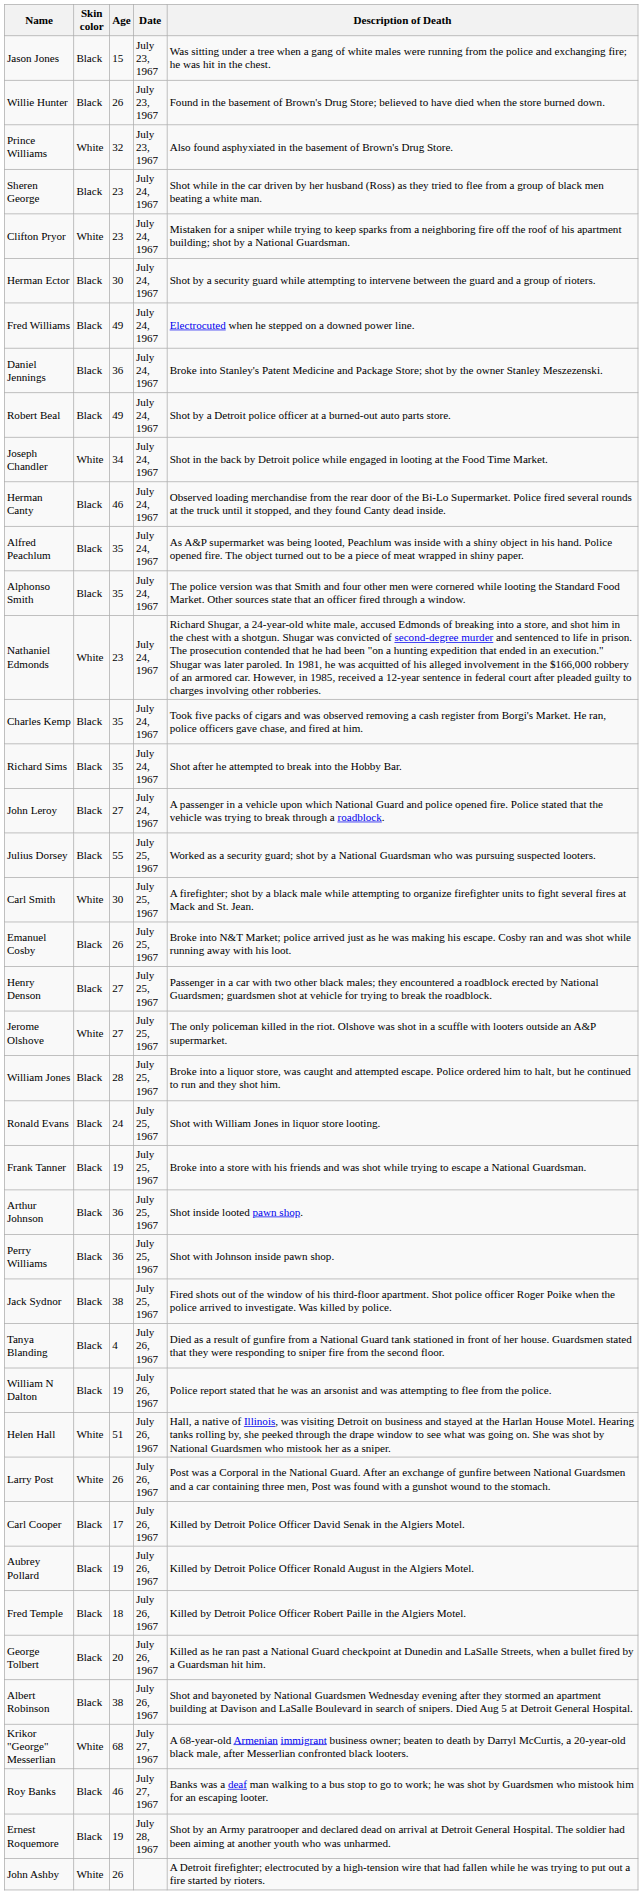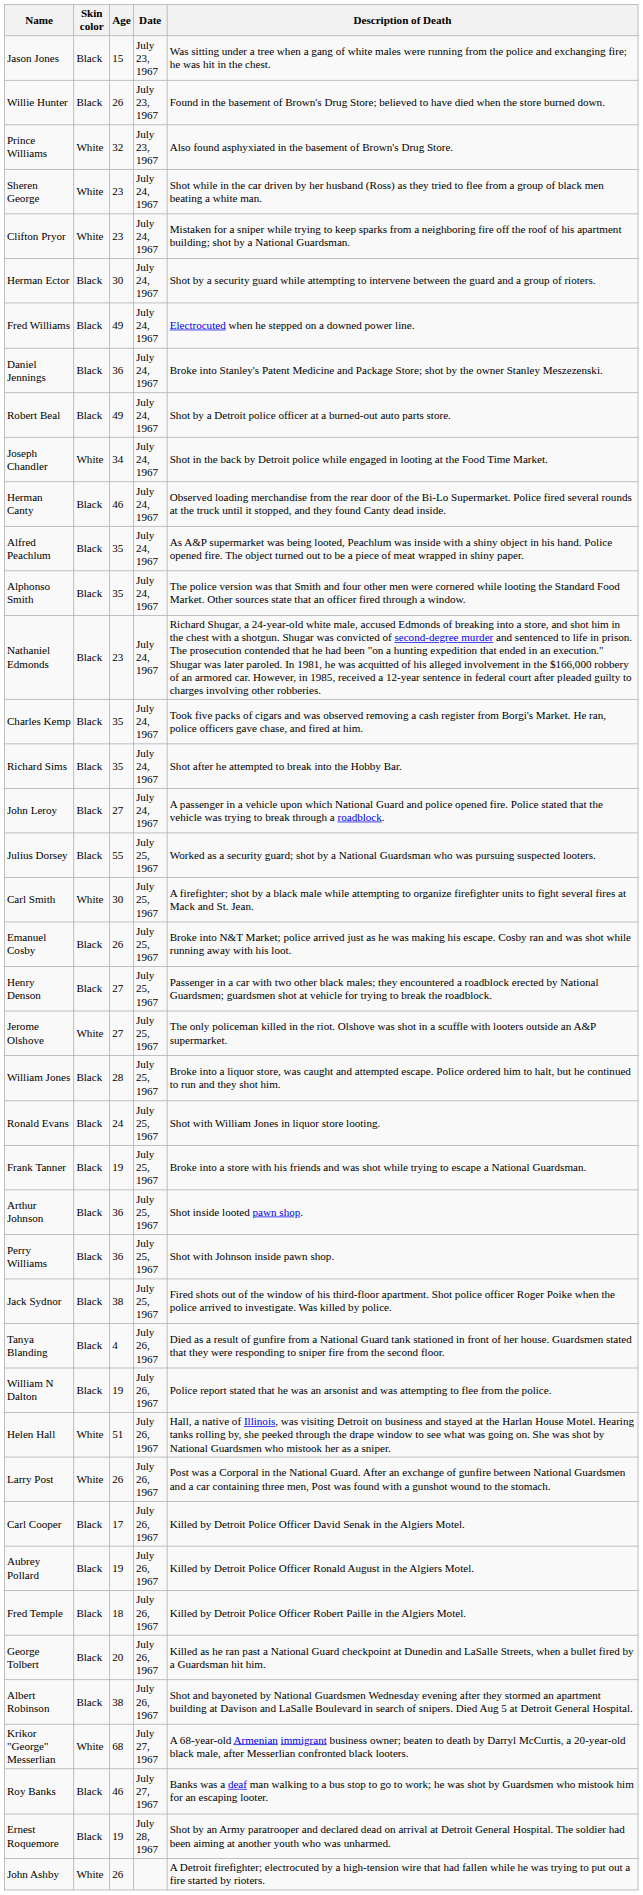(89, 192) Black -> (90, 192) White
(90, 657) White -> (89, 657) Black
